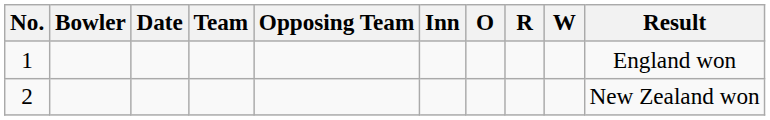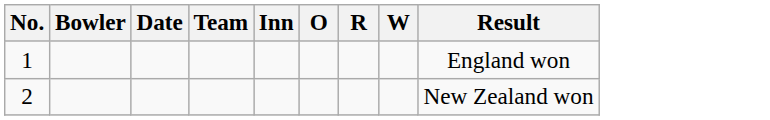- column: (337, 22)
